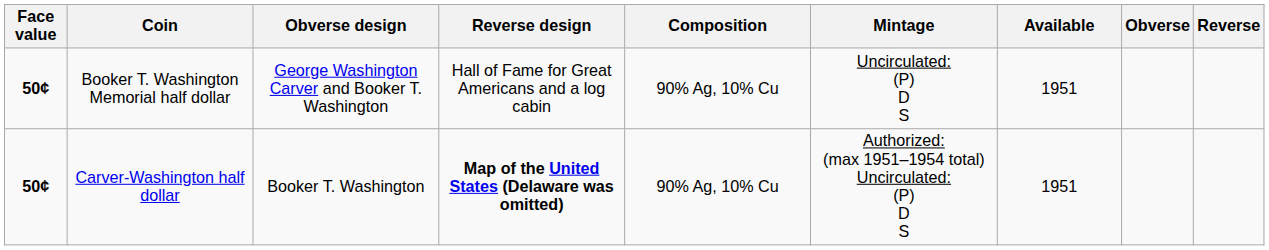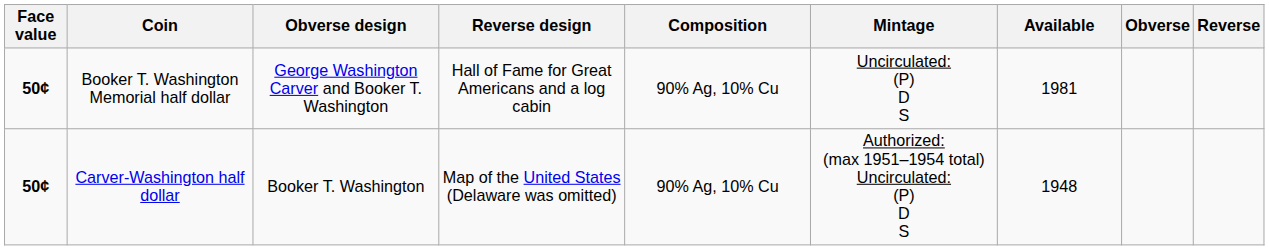(1059, 88) 1951 -> (1059, 88) 1981
(532, 186) bold -> (532, 186) normal
(1059, 186) 1951 -> (1059, 186) 1948
